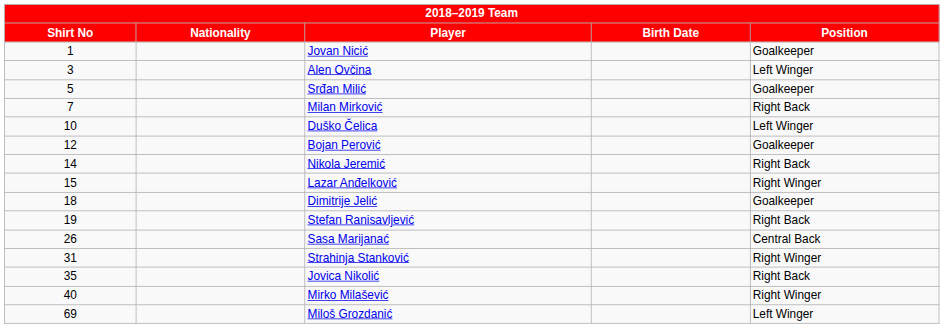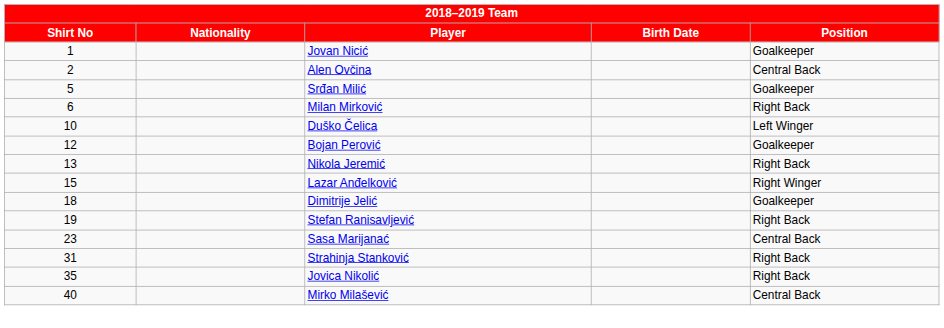(70, 70) 3 -> (70, 70) 2
(783, 70) Left Winger -> (787, 70) Central Back
(70, 107) 7 -> (70, 107) 6
(70, 164) 14 -> (70, 164) 13
(70, 239) 26 -> (70, 239) 23
(787, 257) Right Winger -> (781, 257) Right Back
(787, 295) Right Winger -> (787, 295) Central Back
- row: (350, 314)
